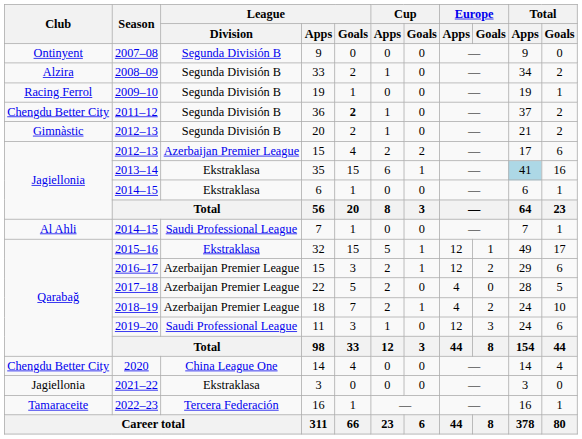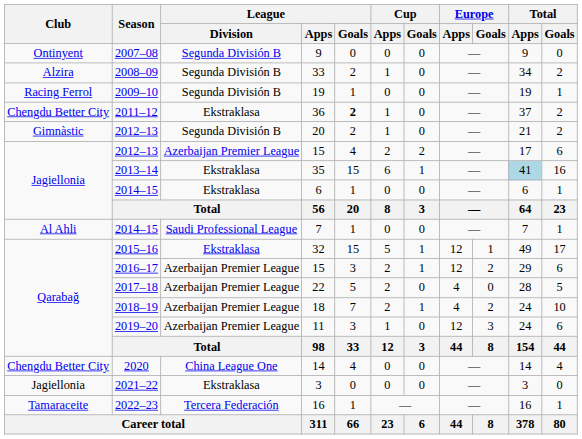(231, 111) Segunda División B -> (231, 111) Ekstraklasa
(231, 326) Saudi Professional League -> (231, 326) Azerbaijan Premier League
